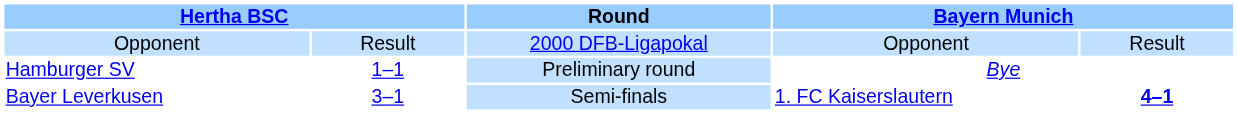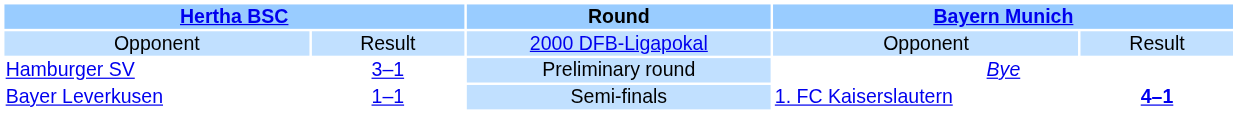(388, 70) 1–1 -> (388, 70) 3–1
(388, 97) 3–1 -> (388, 97) 1–1
